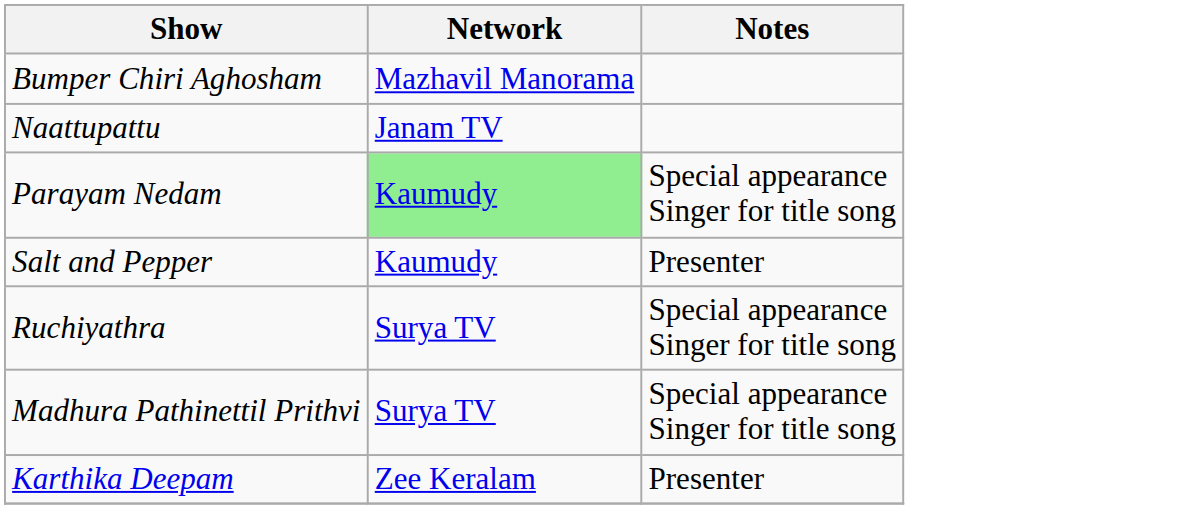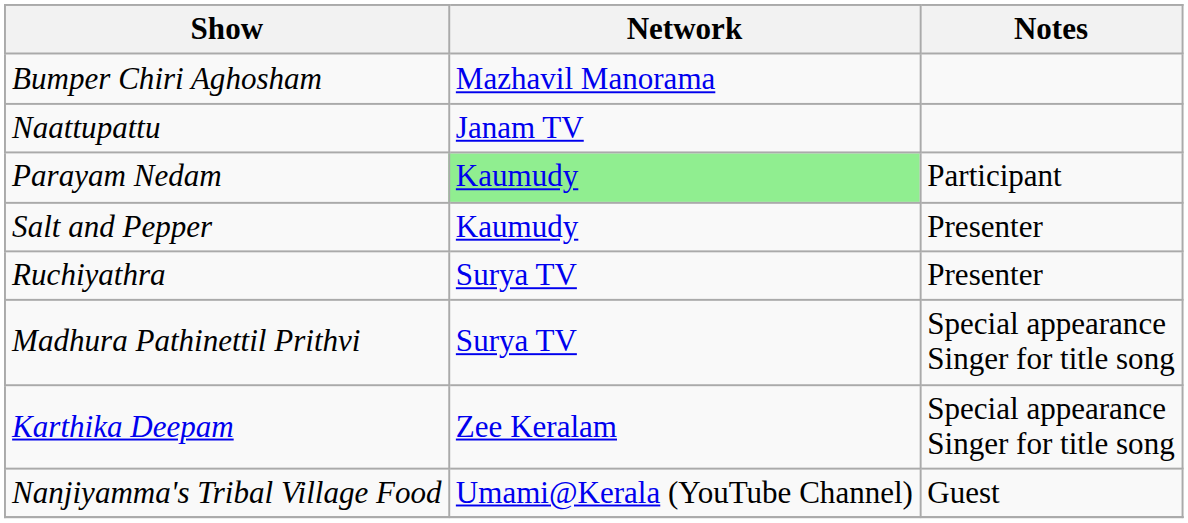(772, 194) Special appearance Singer for title song -> (994, 176) Participant
(772, 327) Special appearance Singer for title song -> (985, 275) Presenter
(706, 478) Presenter -> (1051, 426) Special appearance Singer for title song
+ row: (227, 492)
